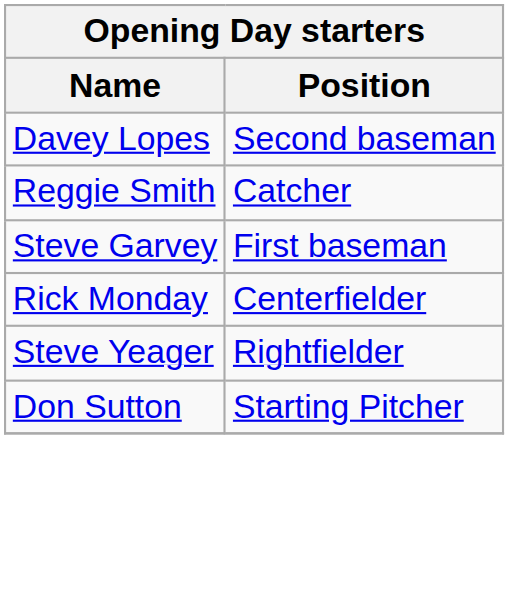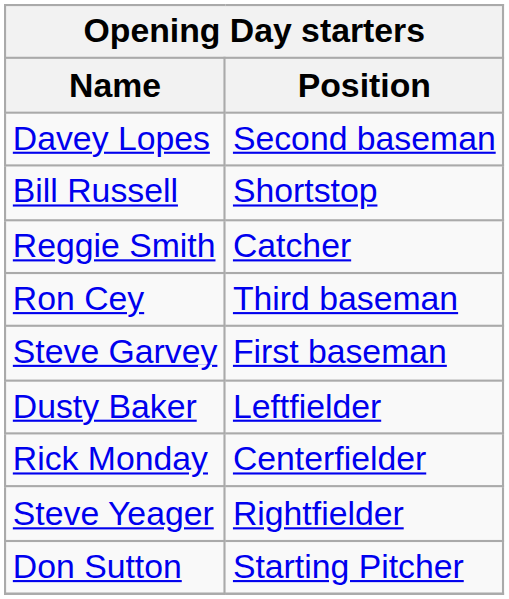+ row: (95, 191)
+ row: (79, 298)
+ row: (105, 406)
